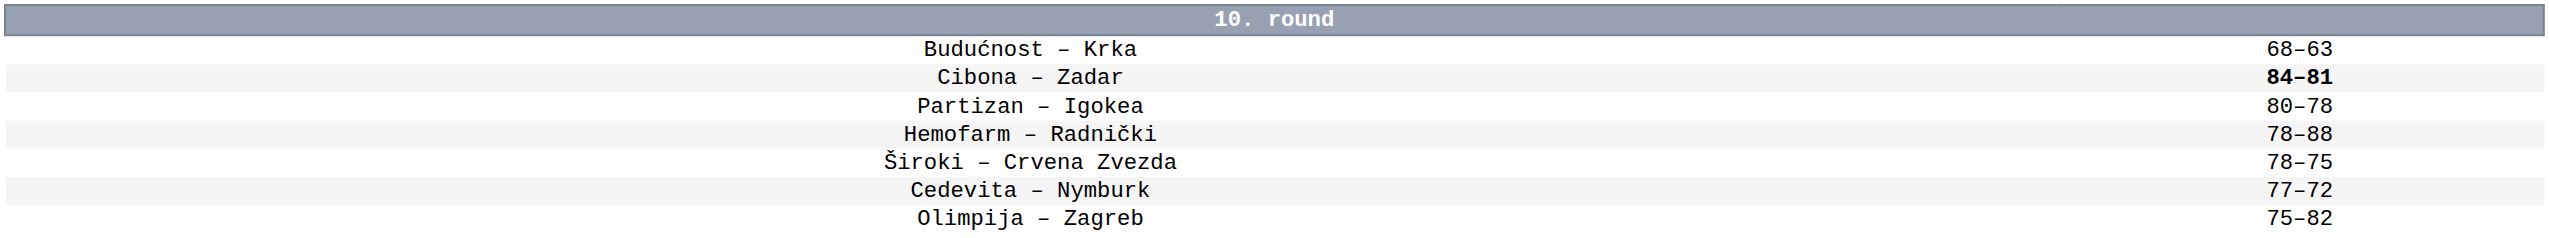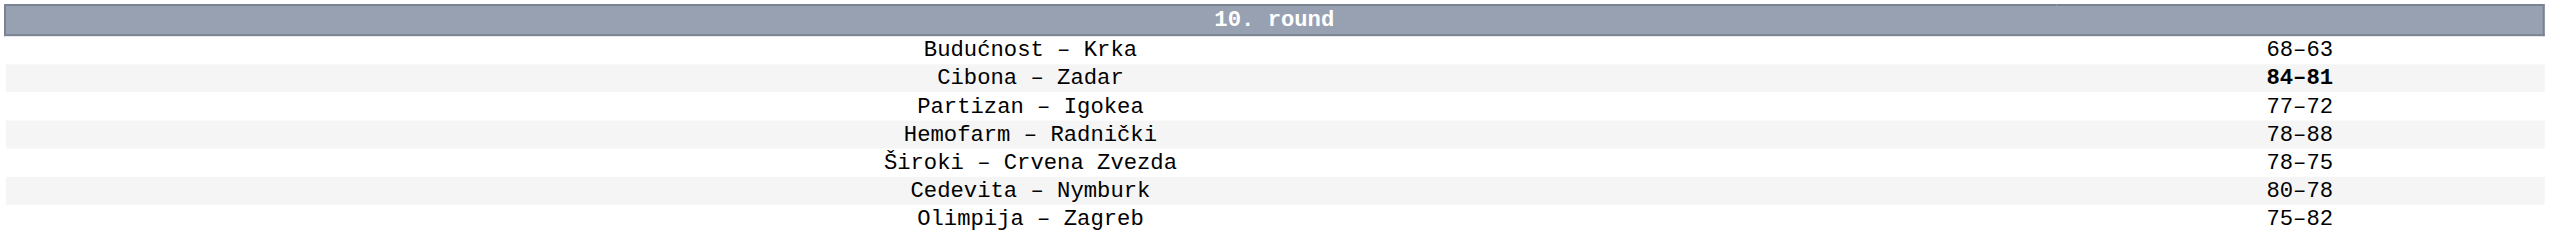(2300, 107) 80–78 -> (2300, 107) 77–72
(2300, 191) 77–72 -> (2300, 191) 80–78
